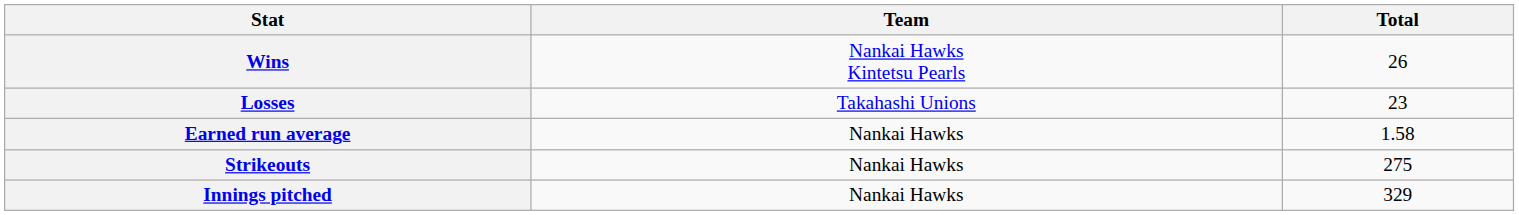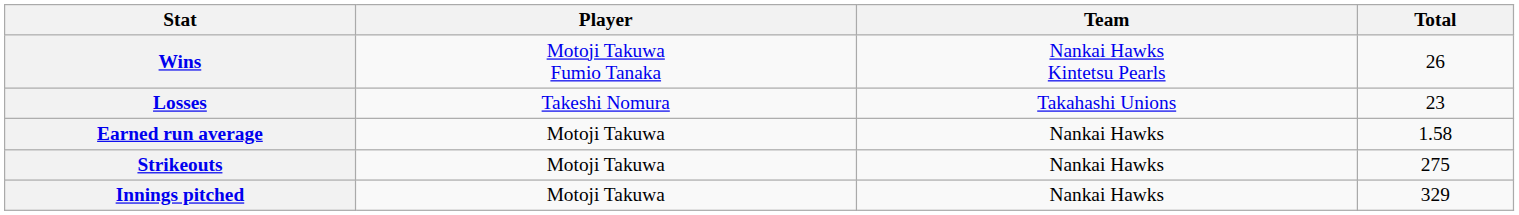+ column: (606, 19)
